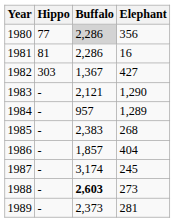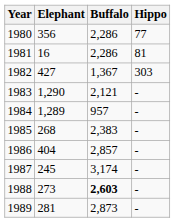columns swapped: (143, 14) <-> (54, 14)
(89, 34) lightgrey background -> (104, 34) no background
(89, 149) 1,857 -> (104, 149) 2,857
(89, 207) 2,373 -> (104, 207) 2,873
